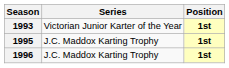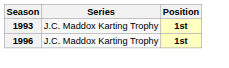(113, 26) Victorian Junior Karter of the Year -> (101, 26) J.C. Maddox Karting Trophy
- row: (23, 40)
